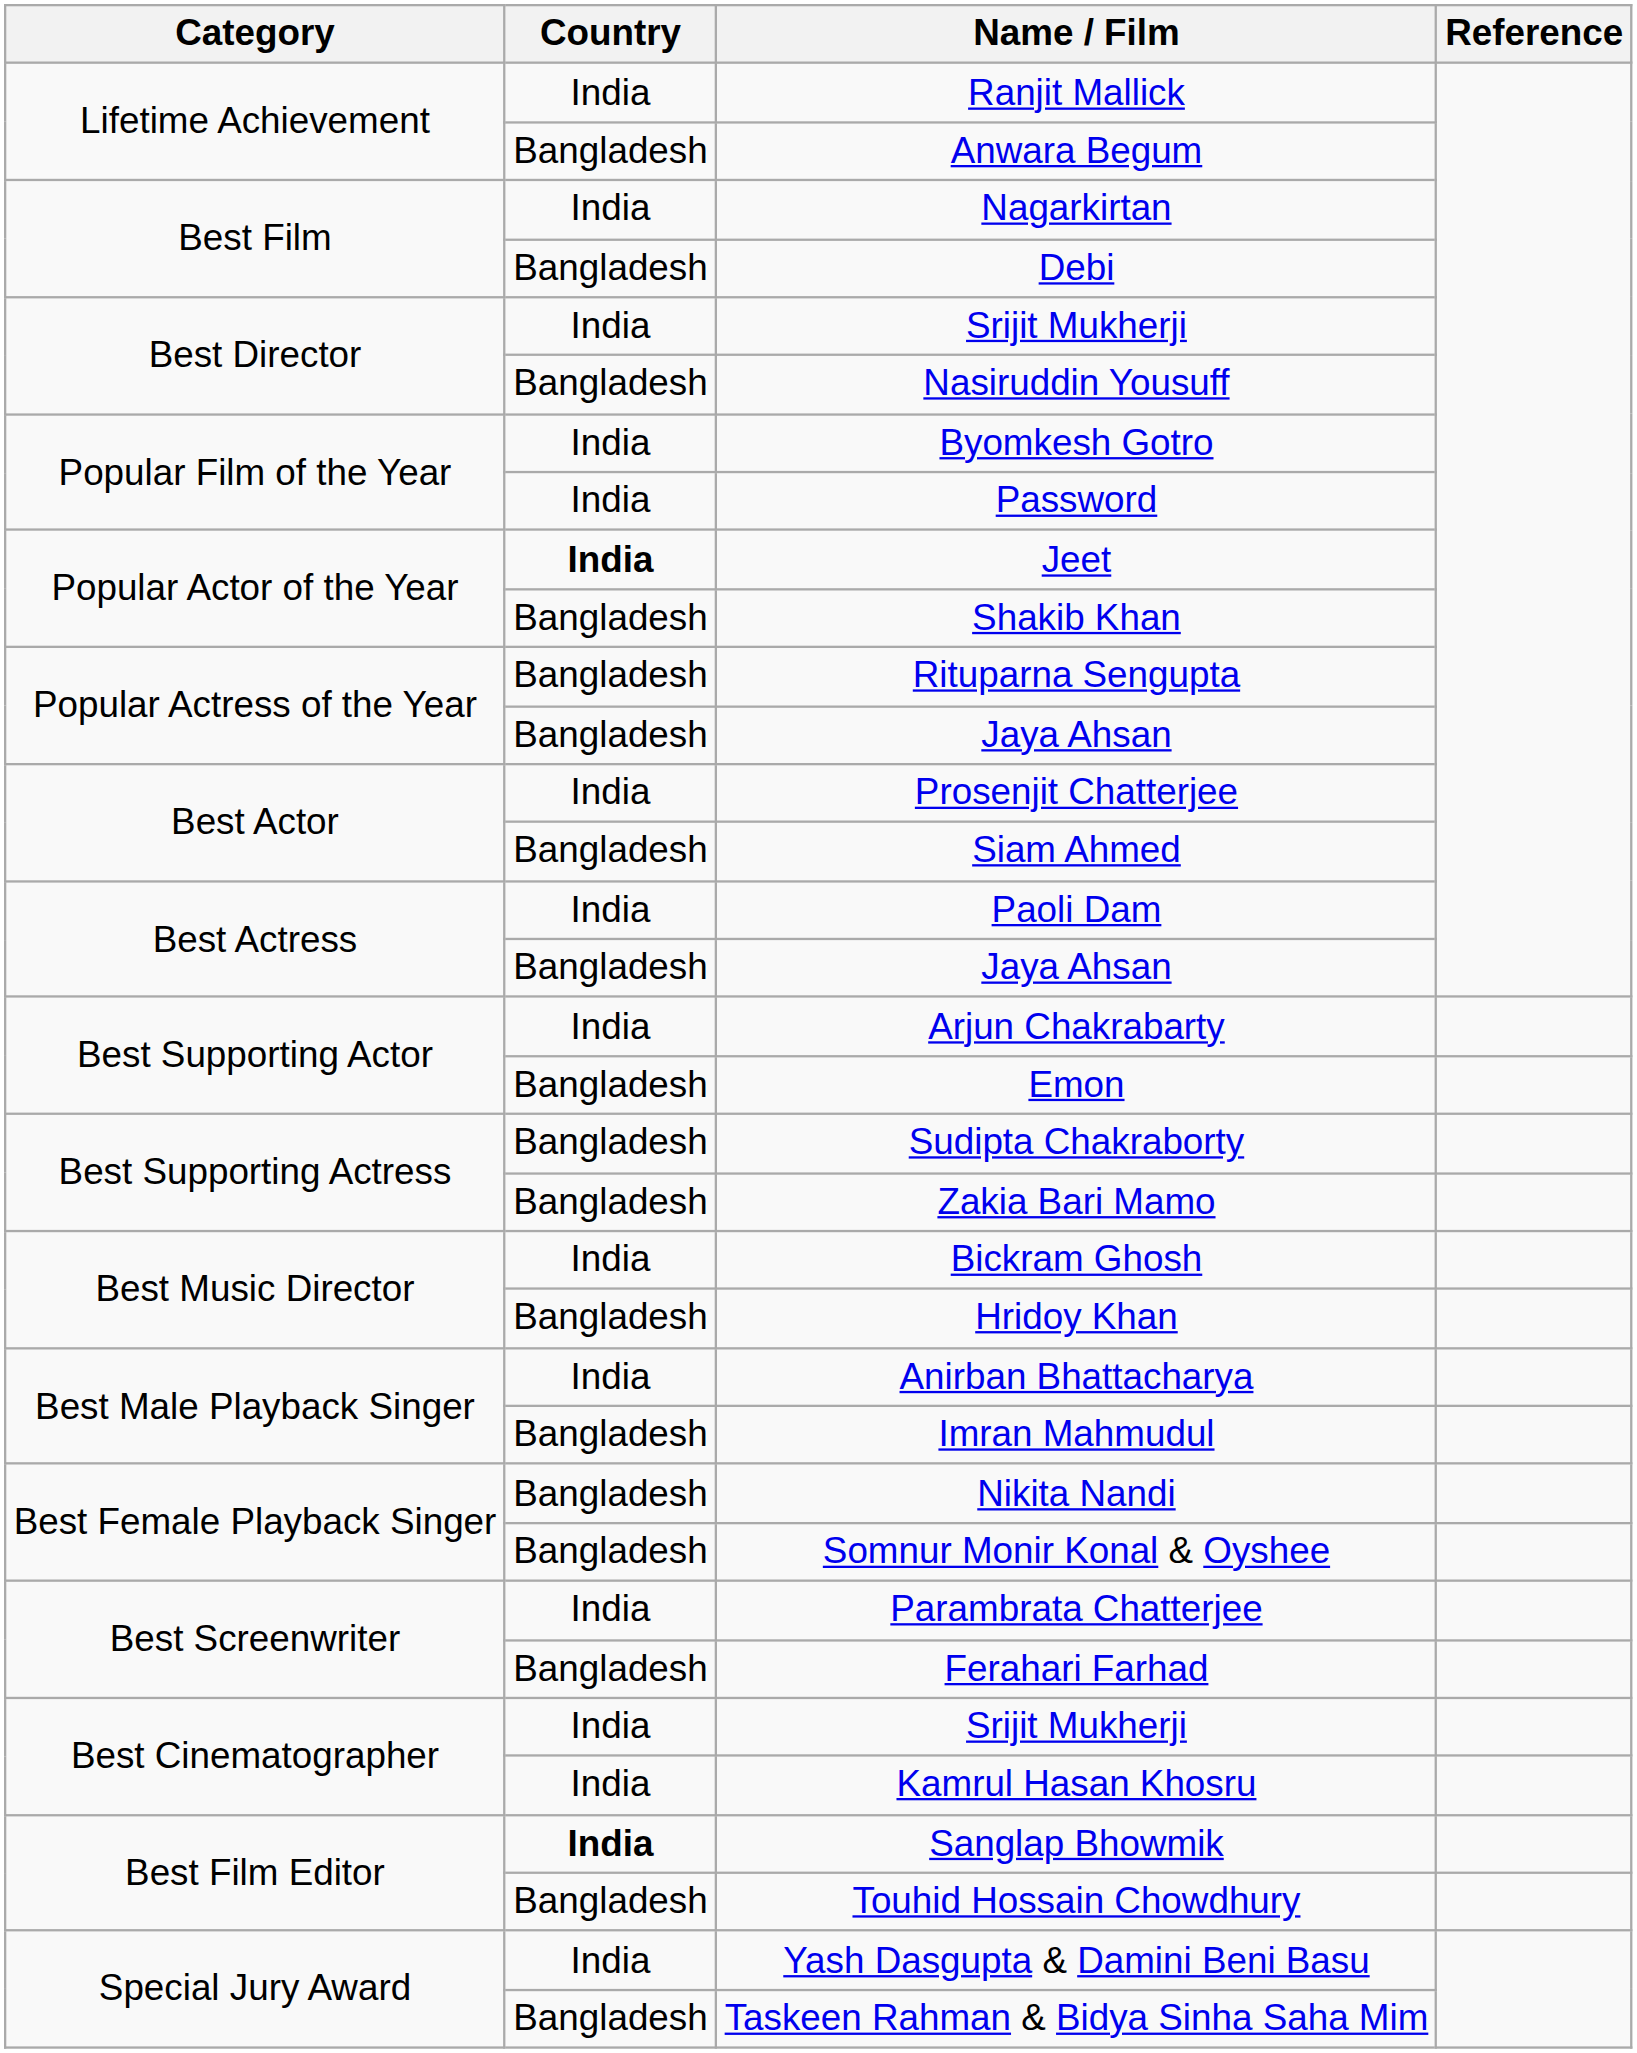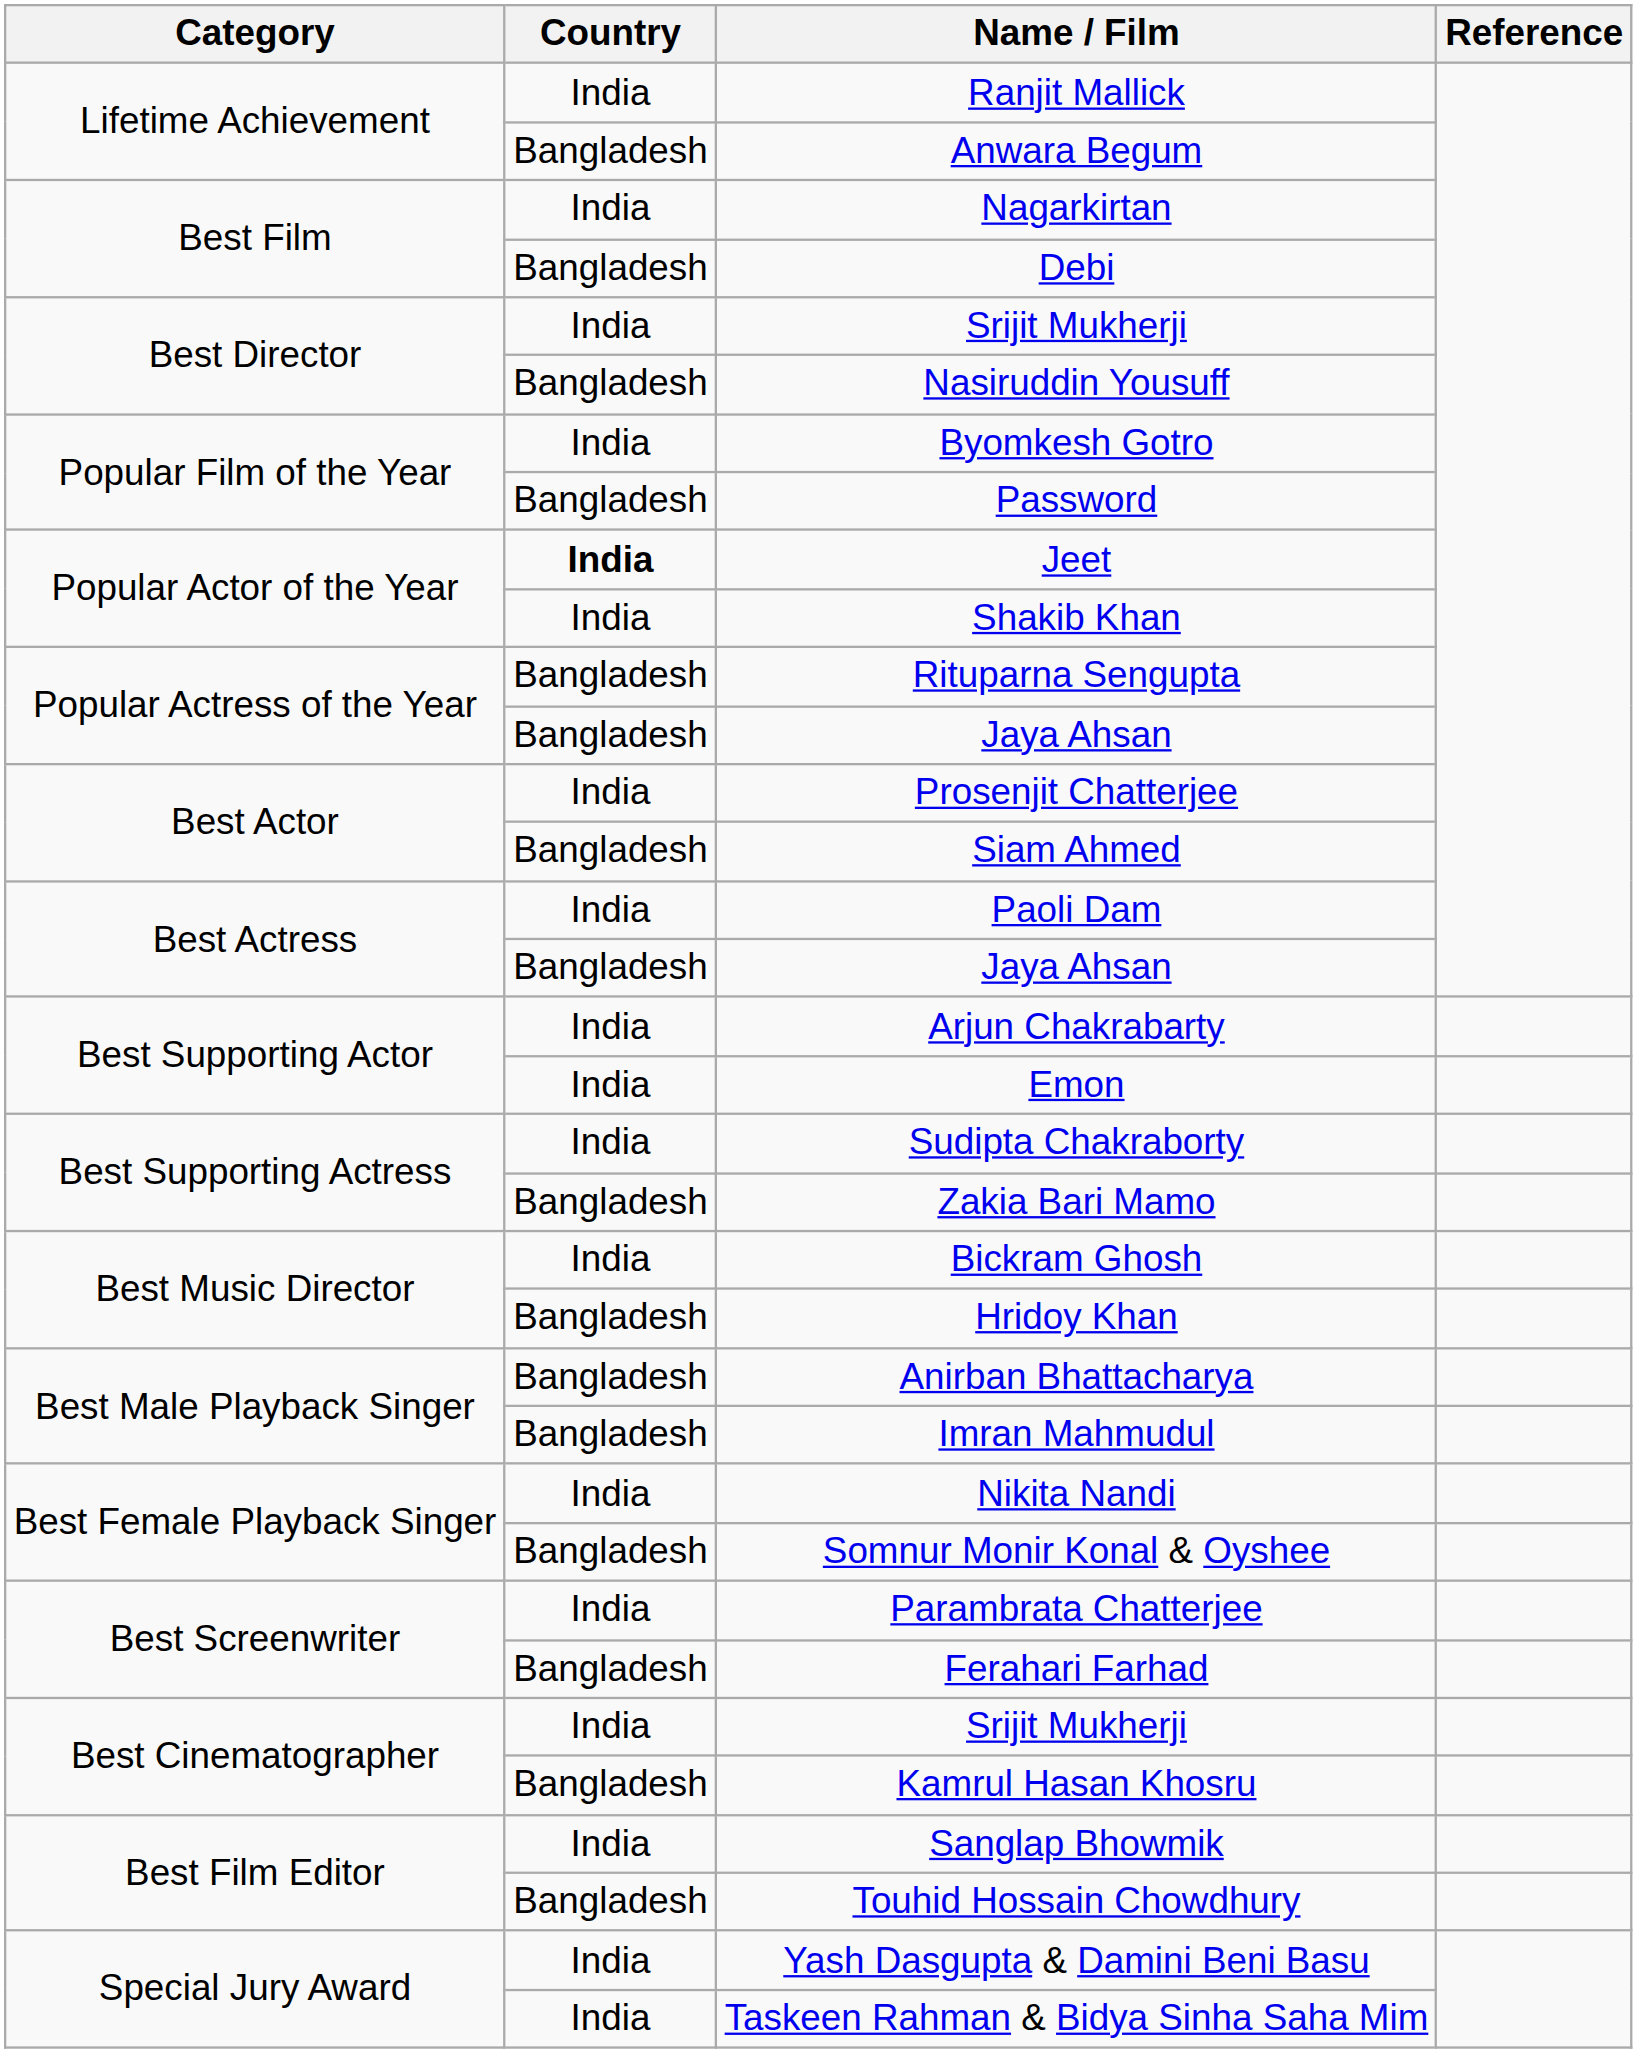(610, 500) India -> (610, 500) Bangladesh
(610, 617) Bangladesh -> (610, 617) India
(610, 1084) Bangladesh -> (610, 1084) India
(610, 1142) Bangladesh -> (610, 1142) India
(610, 1376) India -> (610, 1376) Bangladesh
(610, 1492) Bangladesh -> (610, 1492) India
(610, 1784) India -> (610, 1784) Bangladesh
(610, 1842) bold -> (610, 1842) normal
(610, 2018) Bangladesh -> (610, 2018) India
